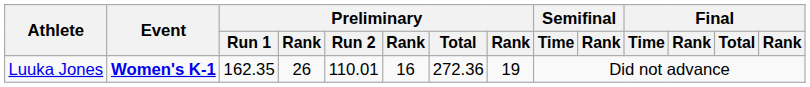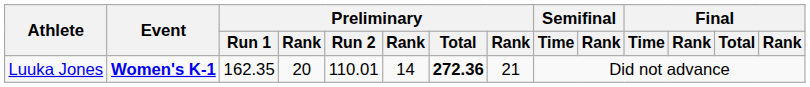(302, 69) 26 -> (302, 69) 20
(406, 69) 16 -> (406, 69) 14
(458, 69) normal -> (458, 69) bold
(511, 69) 19 -> (511, 69) 21
